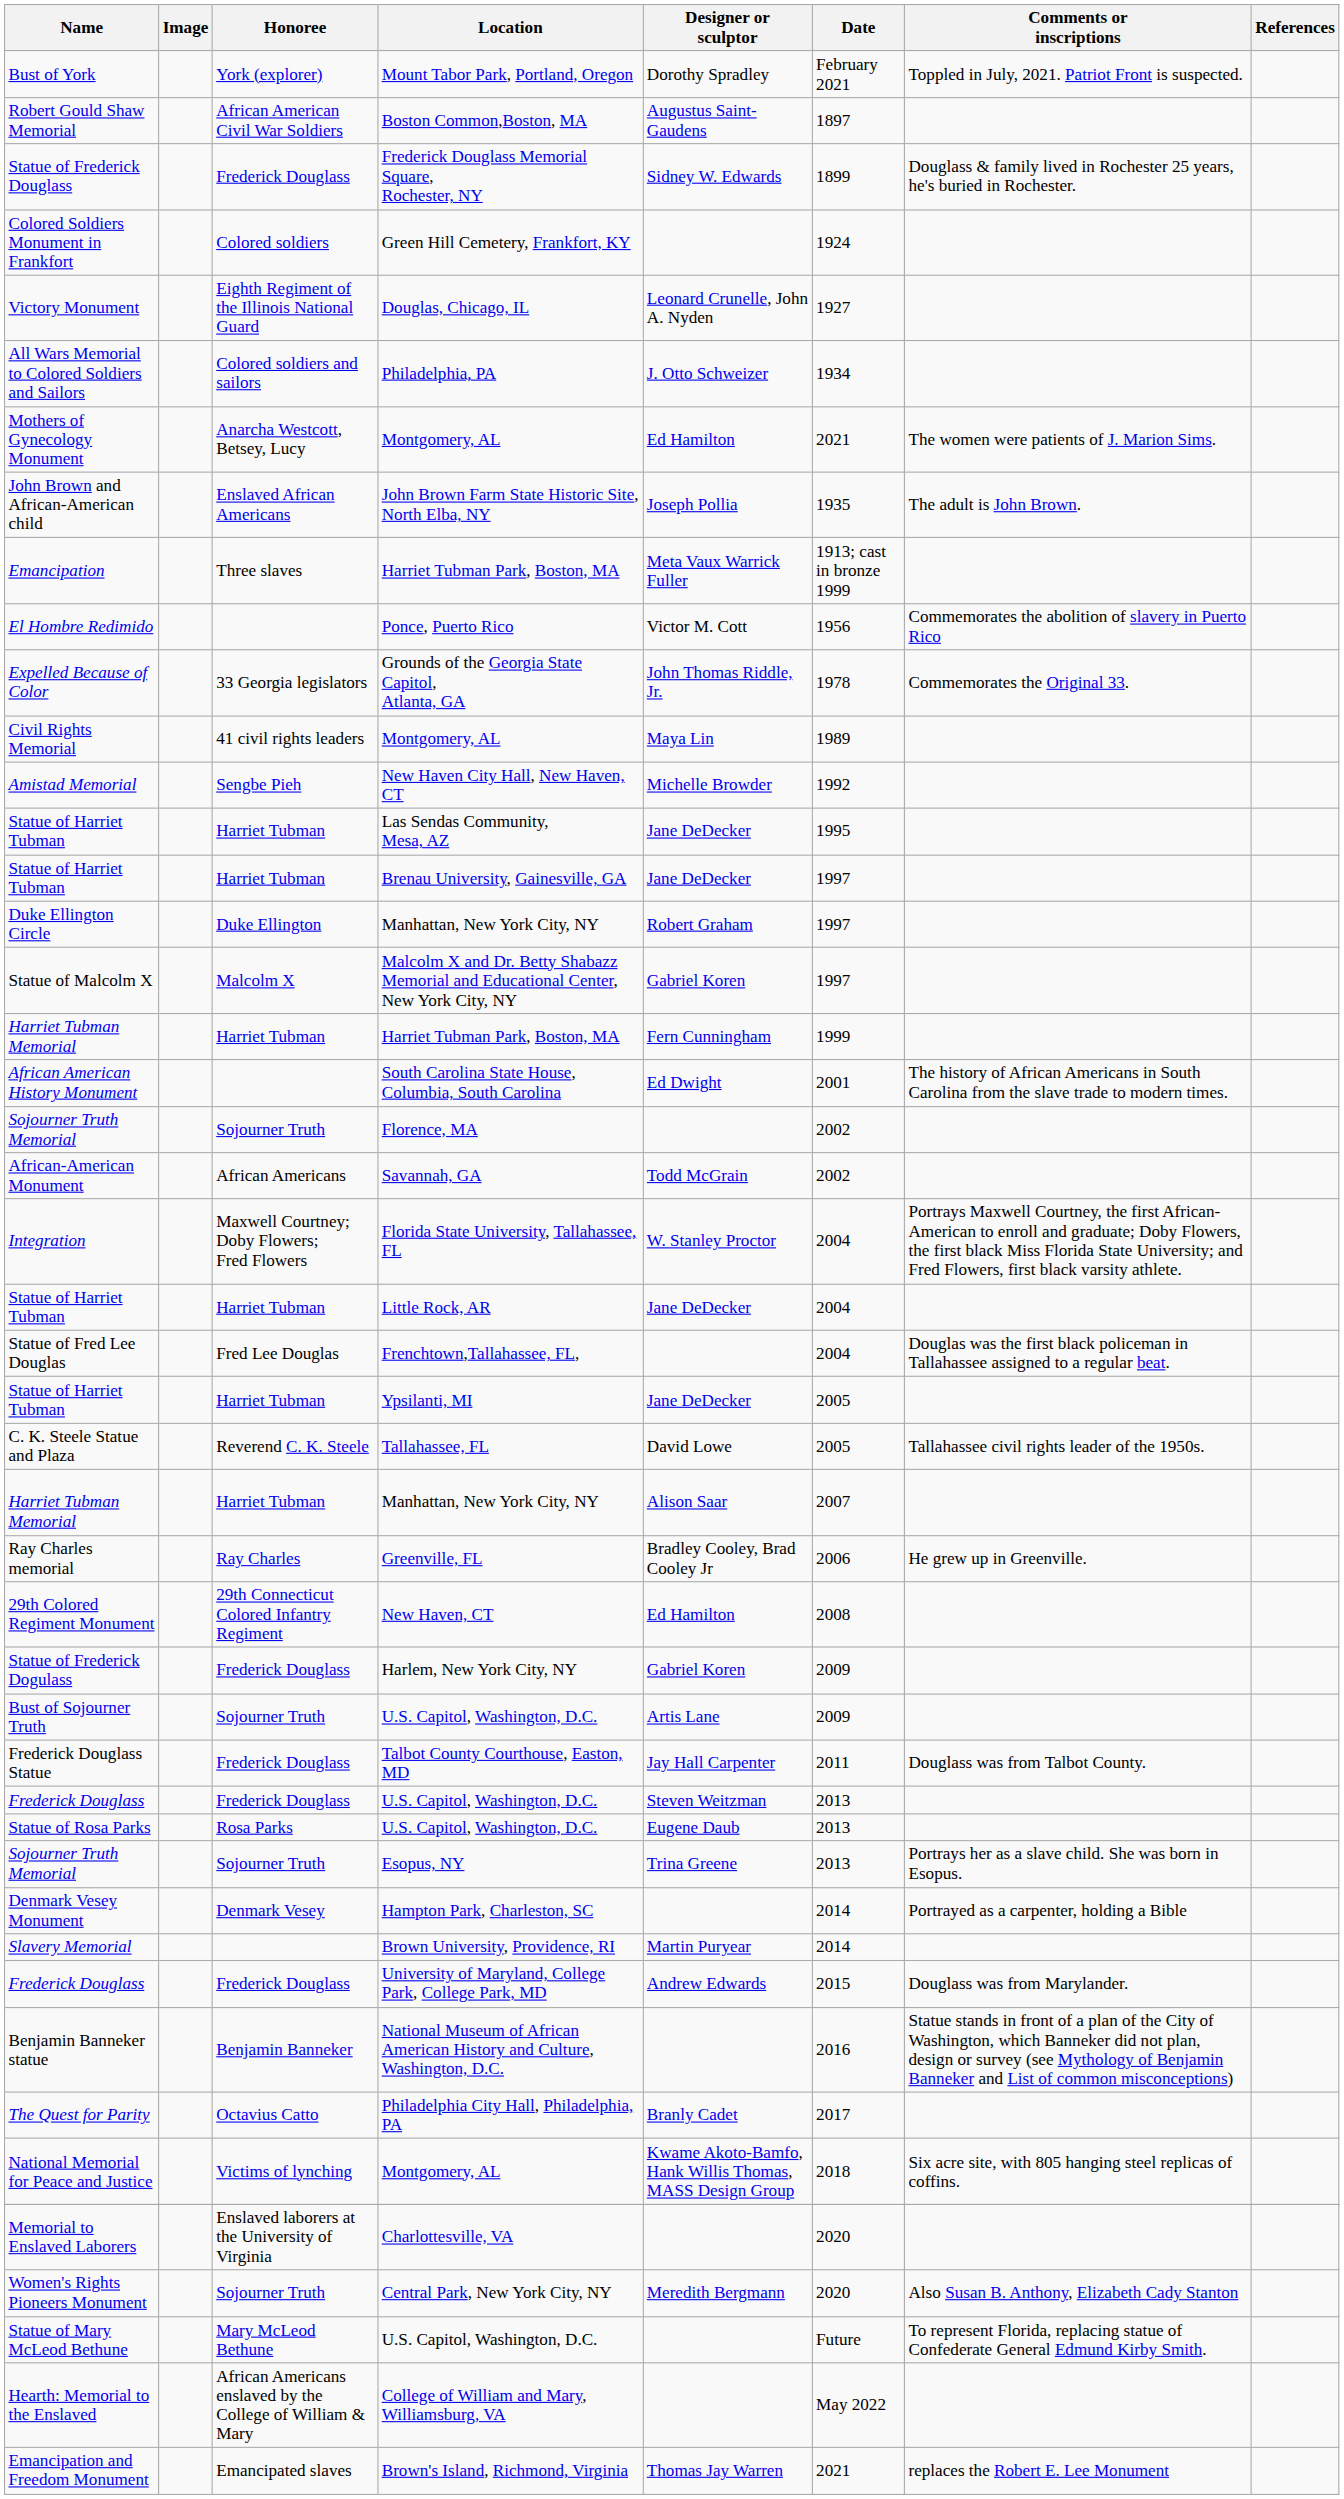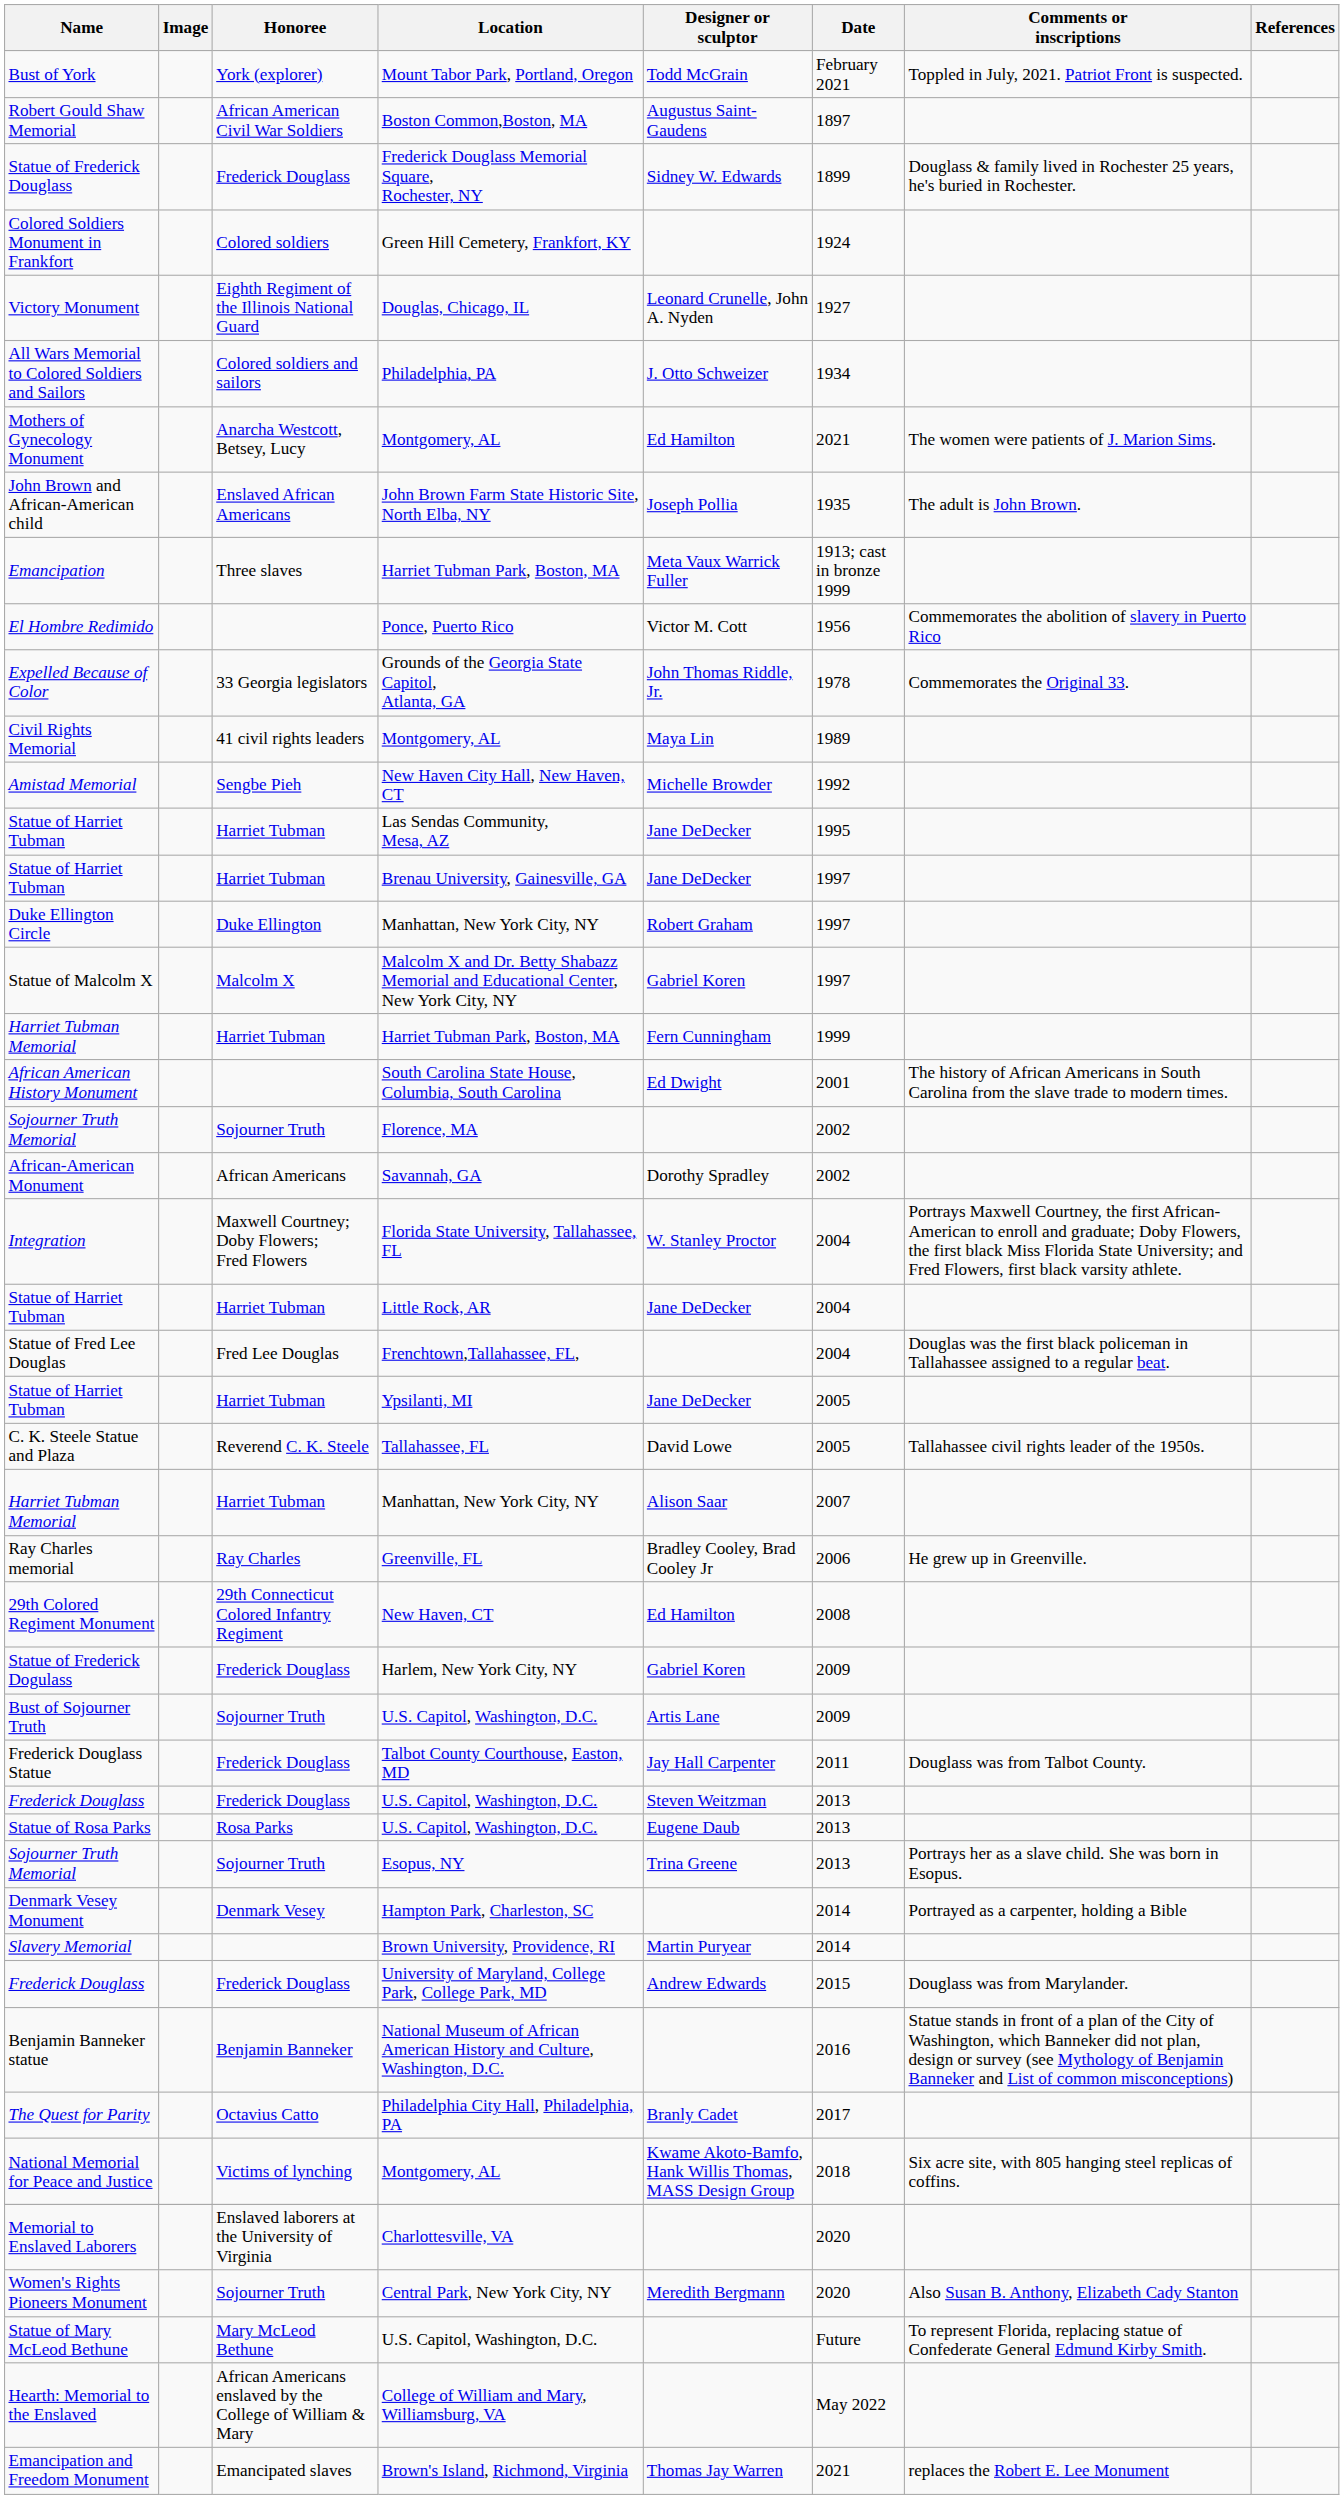(708, 74) Dorothy Spradley -> (697, 74) Todd McGrain
(697, 1175) Todd McGrain -> (708, 1175) Dorothy Spradley
